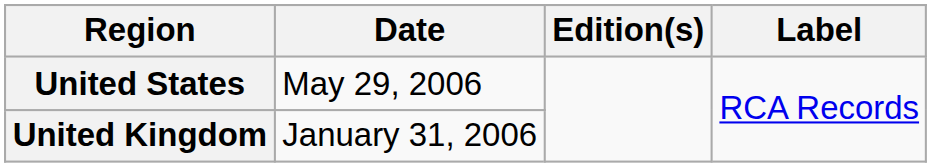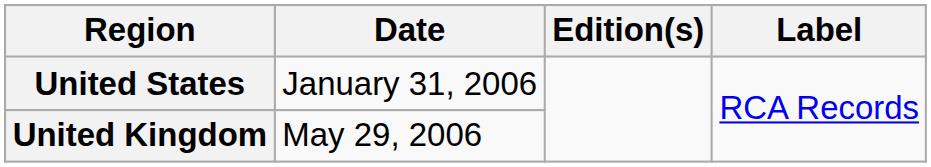(382, 82) May 29, 2006 -> (410, 82) January 31, 2006
(410, 135) January 31, 2006 -> (382, 135) May 29, 2006
